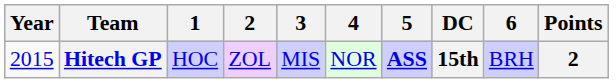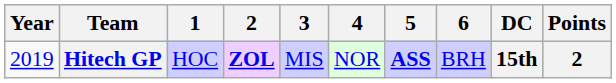columns swapped: (511, 22) <-> (458, 22)
(32, 59) 2015 -> (32, 59) 2019
(250, 59) normal -> (252, 59) bold
